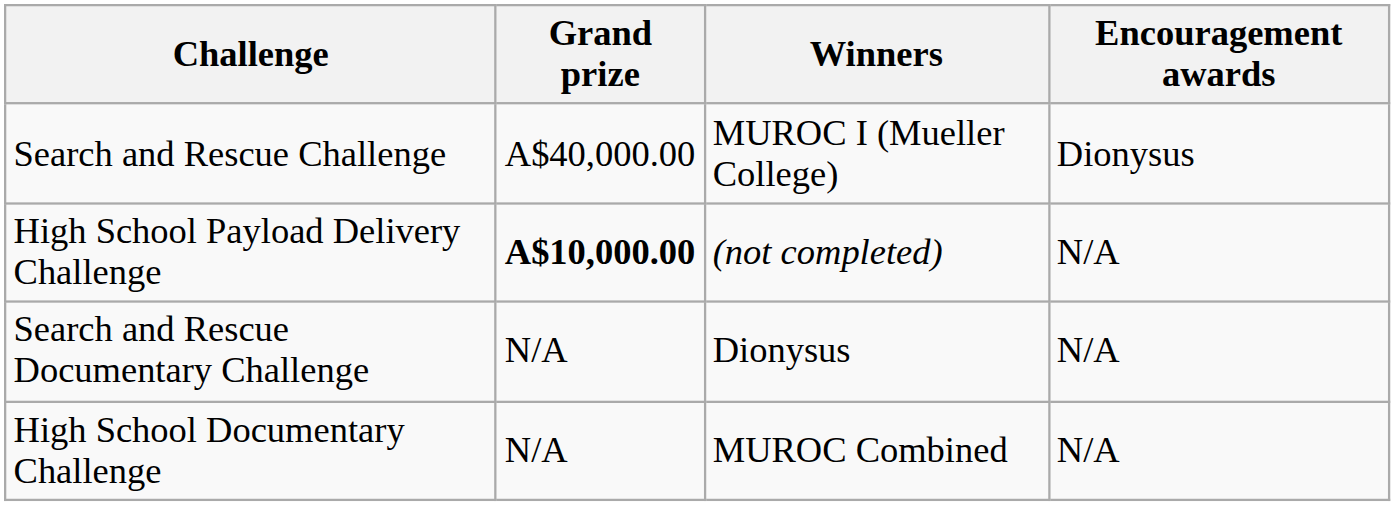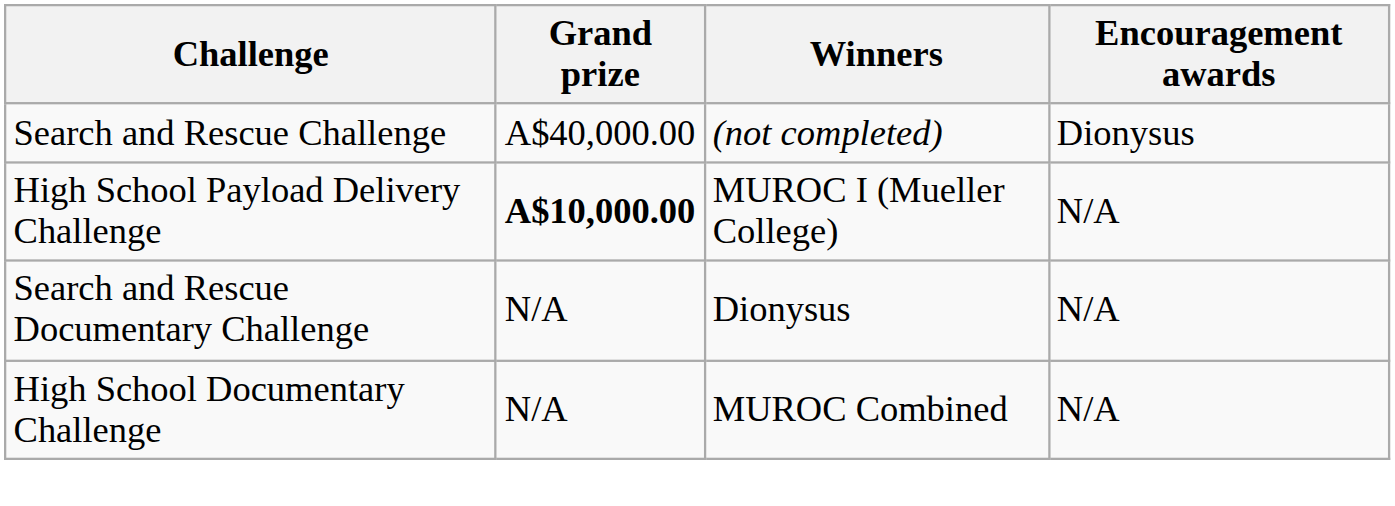(859, 152) MUROC I (Mueller College) -> (828, 132) (not completed)
(828, 251) (not completed) -> (859, 210) MUROC I (Mueller College)
